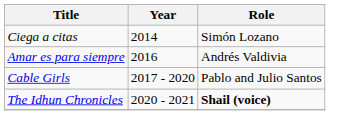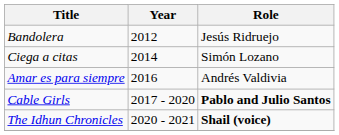+ row: (36, 36)
(261, 78) normal -> (266, 99) bold
